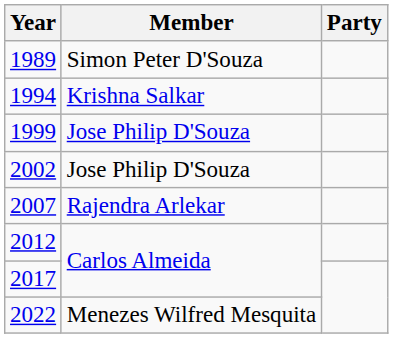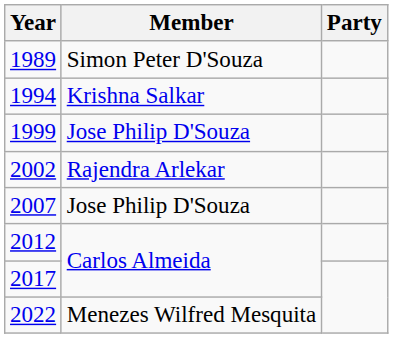(158, 168) Jose Philip D'Souza -> (146, 168) Rajendra Arlekar
(146, 205) Rajendra Arlekar -> (158, 205) Jose Philip D'Souza
